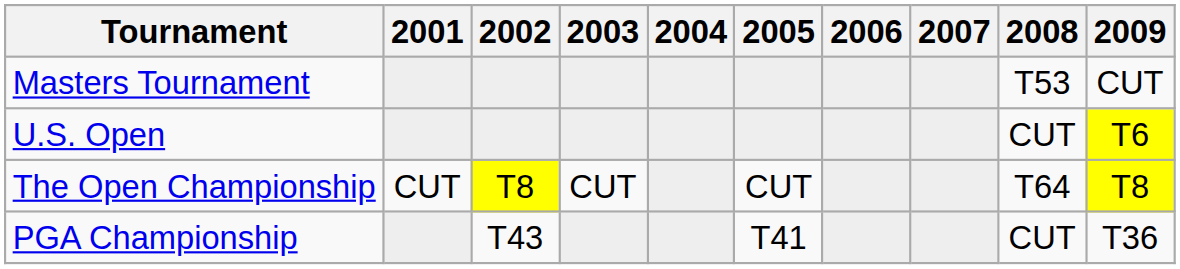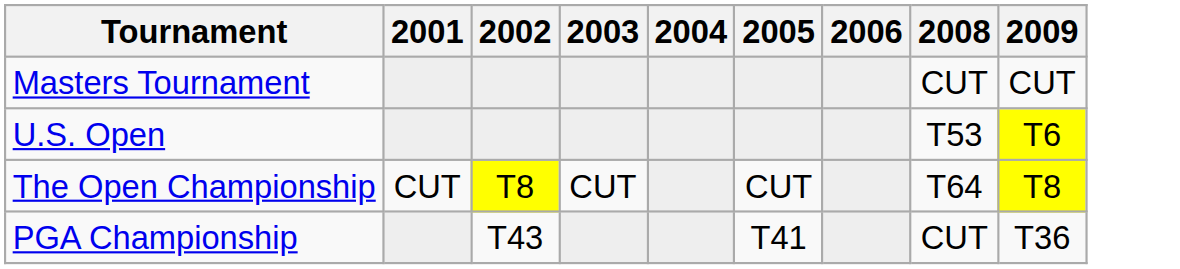- column: (954, 31)
(1042, 83) T53 -> (954, 83) CUT
(1042, 135) CUT -> (954, 135) T53
